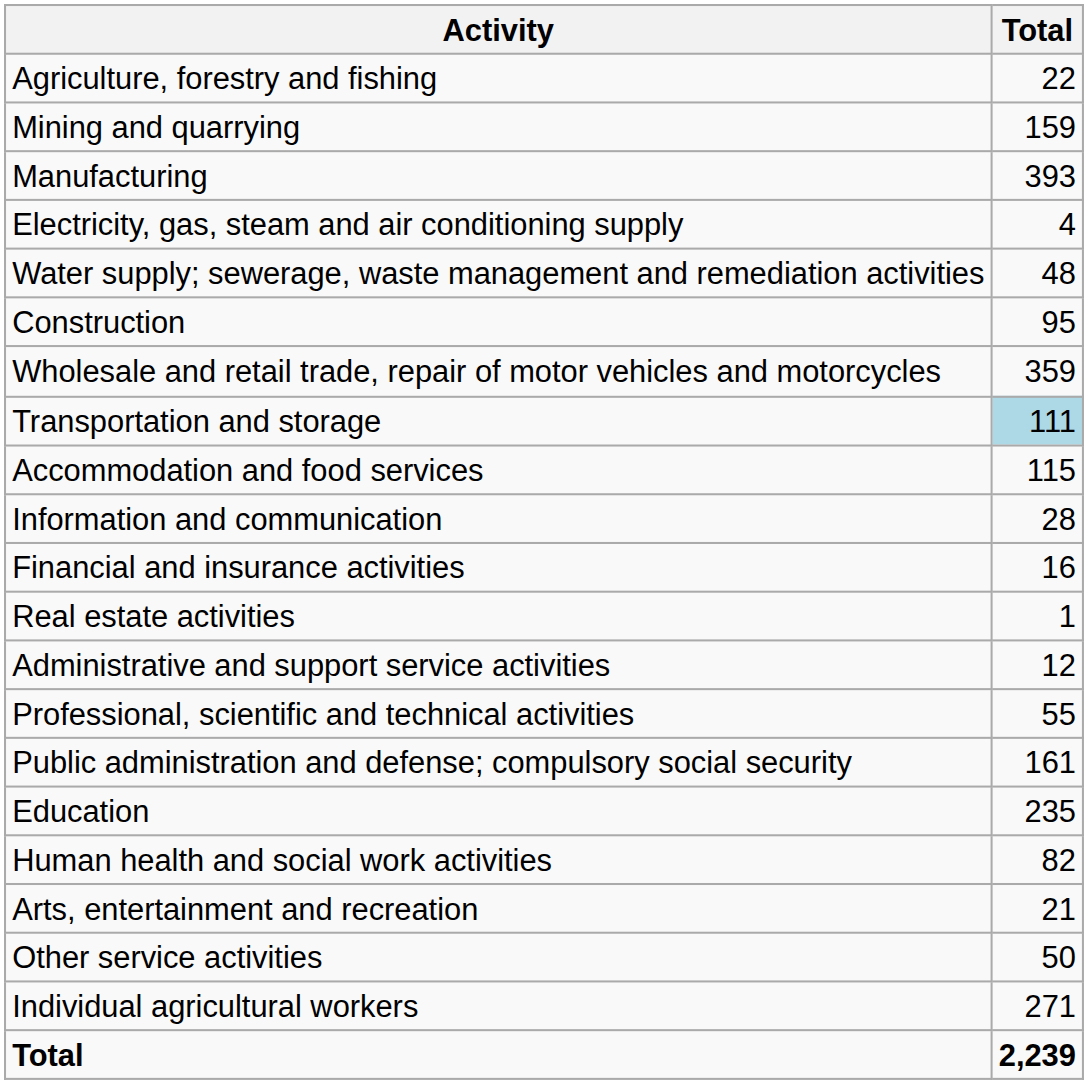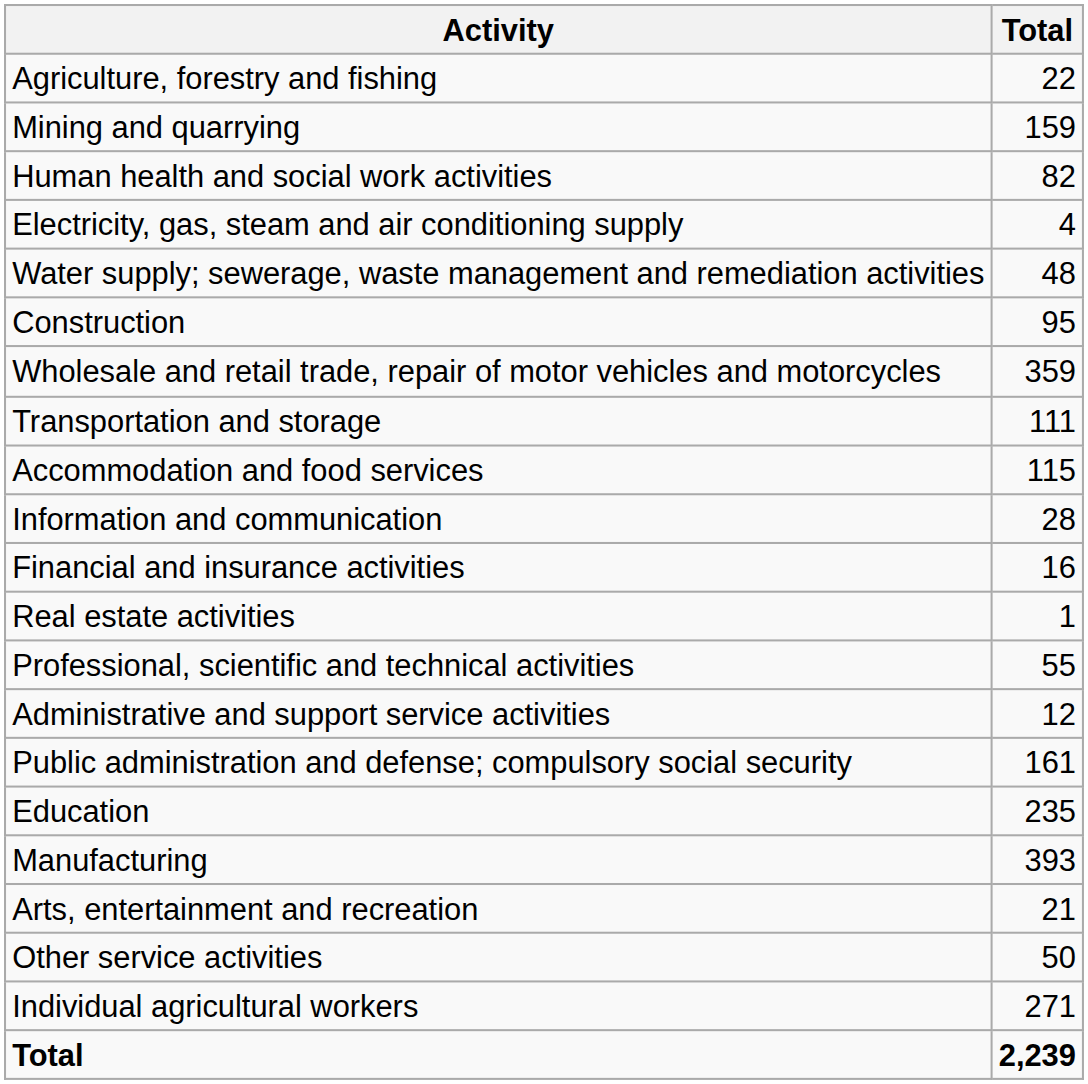rows swapped: (110, 176) <-> (282, 860)
(1052, 420) lightblue background -> (1052, 420) no background
rows swapped: (323, 713) <-> (311, 665)
